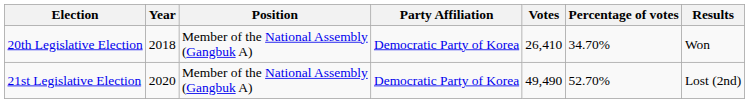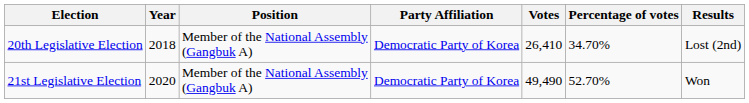(697, 44) Won -> (713, 44) Lost (2nd)
(713, 80) Lost (2nd) -> (697, 80) Won
